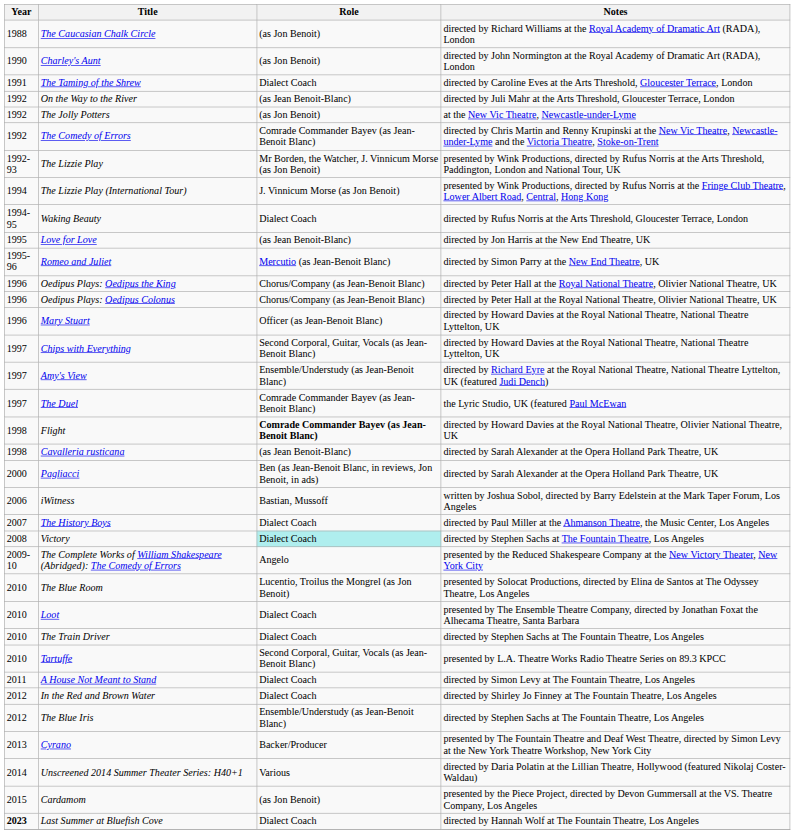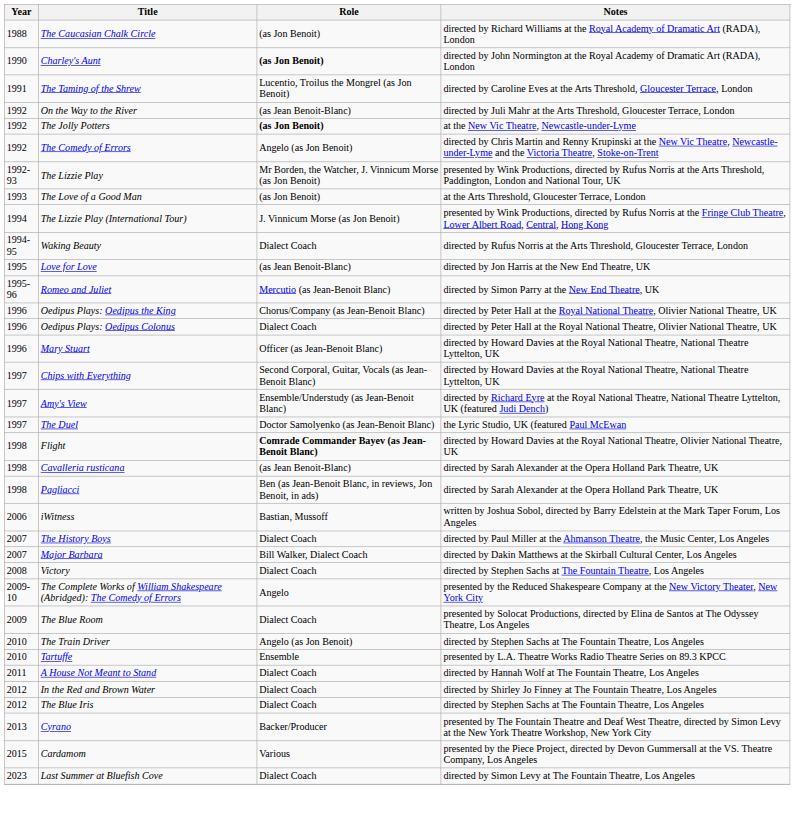(290, 61) normal -> (291, 61) bold
(288, 83) Dialect Coach -> (335, 88) Lucentio, Troilus the Mongrel (as Jon Benoit)
(290, 115) normal -> (291, 126) bold
(337, 136) Comrade Commander Bayev (as Jean-Benoit Blanc) -> (306, 148) Angelo (as Jon Benoit)
+ row: (91, 197)
(342, 299) Chorus/Company (as Jean-Benoit Blanc) -> (288, 327) Dialect Coach
(337, 403) Comrade Commander Bayev (as Jean-Benoit Blanc) -> (347, 424) Doctor Samolyenko (as Jean-Benoit Blanc)
(17, 473) 2000 -> (17, 489) 1998
+ row: (72, 554)
(288, 538) paleturquoise background -> (288, 570) no background
(17, 587) 2010 -> (17, 619) 2009
(335, 587) Lucentio, Troilus the Mongrel (as Jon Benoit) -> (288, 619) Dialect Coach
- row: (50, 615)
(288, 636) Dialect Coach -> (306, 641) Angelo (as Jon Benoit)
(343, 658) Second Corporal, Guitar, Vocals (as Jean-Benoit Blanc) -> (279, 657) Ensemble
(569, 680) directed by Simon Levy at The Fountain Theatre, Los Angeles -> (571, 673) directed by Hannah Wolf at The Fountain Theatre, Los Angeles
(336, 717) Ensemble/Understudy (as Jean-Benoit Blanc) -> (288, 705) Dialect Coach
- row: (142, 772)
(290, 799) (as Jon Benoit) -> (275, 754) Various
(17, 821) bold -> (17, 776) normal
(571, 821) directed by Hannah Wolf at The Fountain Theatre, Los Angeles -> (569, 776) directed by Simon Levy at The Fountain Theatre, Los Angeles
